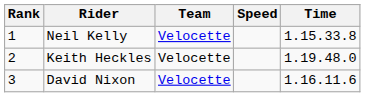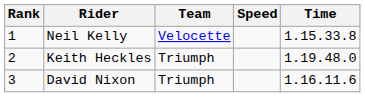(194, 59) Velocette -> (186, 59) Triumph
(194, 81) Velocette -> (186, 81) Triumph
